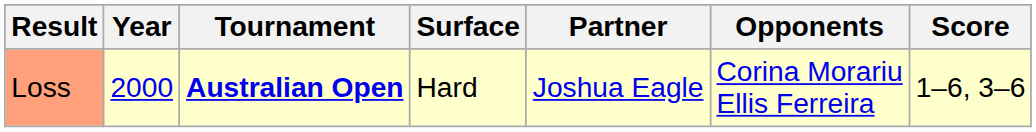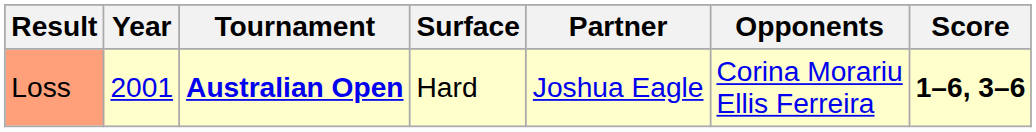(142, 87) 2000 -> (142, 87) 2001
(970, 87) normal -> (970, 87) bold
